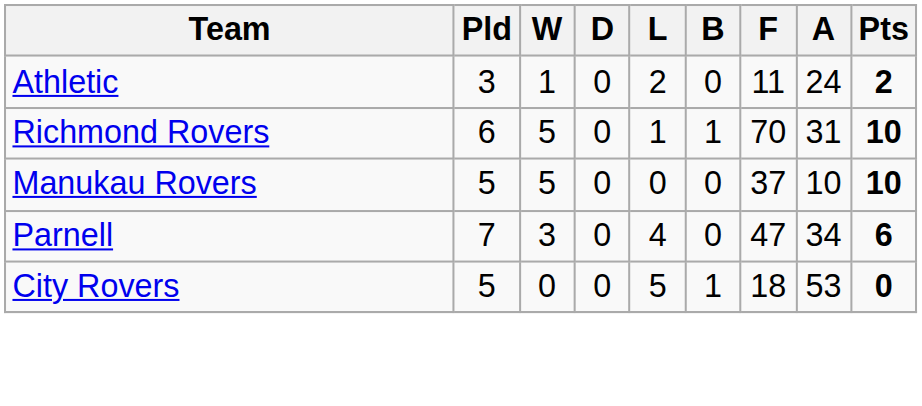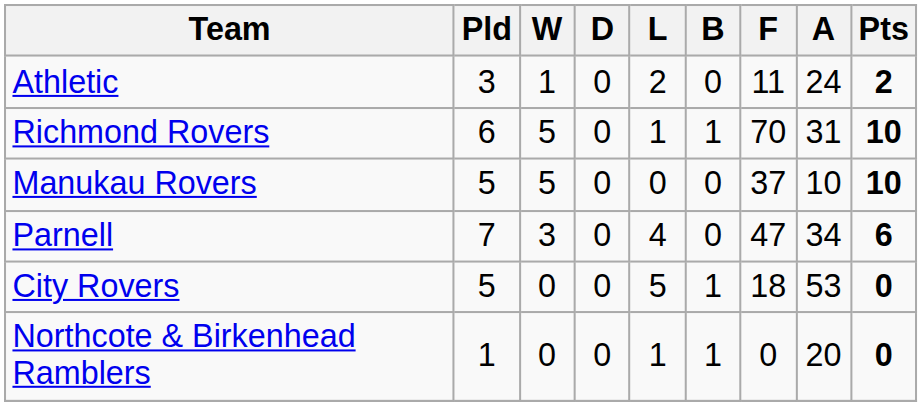+ row: (184, 355)
